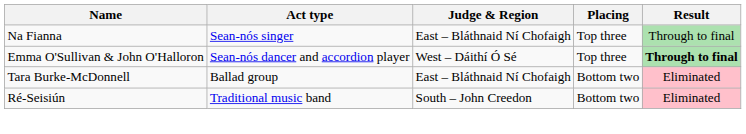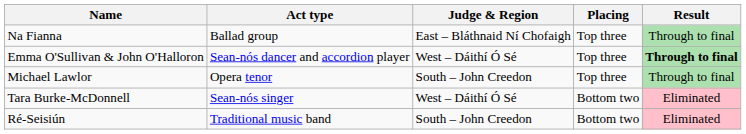(252, 35) Sean-nós singer -> (244, 35) Ballad group
+ row: (50, 77)
(244, 77) Ballad group -> (252, 98) Sean-nós singer
(493, 77) East – Bláthnaid Ní Chofaigh -> (466, 98) West – Dáithí Ó Sé
